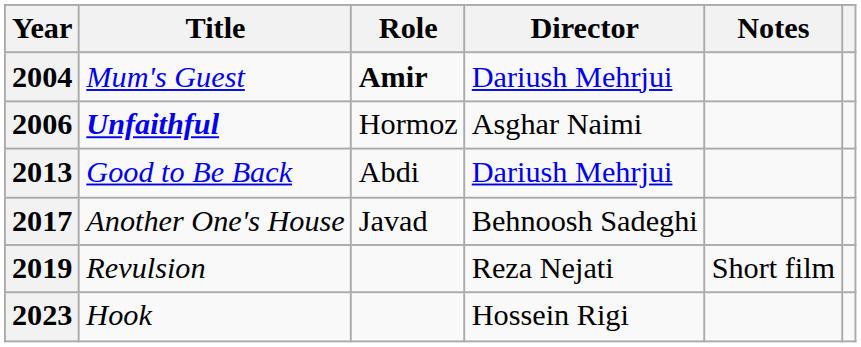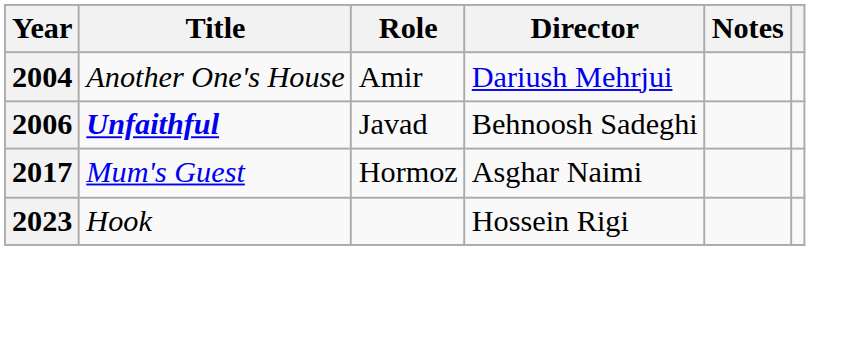(166, 76) Mum's Guest -> (216, 76) Another One's House
(393, 76) bold -> (391, 76) normal
(408, 124) Hormoz -> (393, 124) Javad
(557, 124) Asghar Naimi -> (585, 124) Behnoosh Sadeghi
- row: (42, 172)
(216, 220) Another One's House -> (166, 172) Mum's Guest
(393, 220) Javad -> (408, 172) Hormoz
(585, 220) Behnoosh Sadeghi -> (557, 172) Asghar Naimi
- row: (42, 268)
